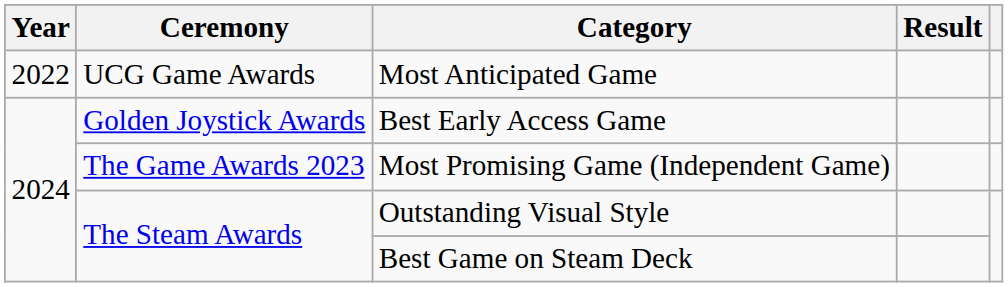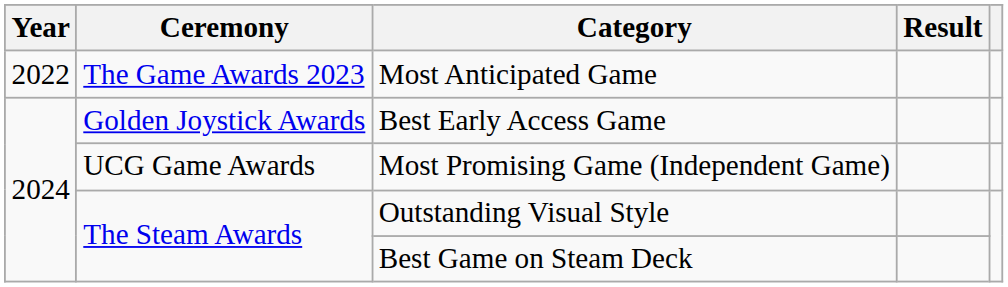(199, 73) UCG Game Awards -> (224, 73) The Game Awards 2023
(224, 166) The Game Awards 2023 -> (199, 166) UCG Game Awards
